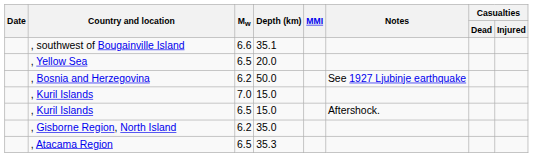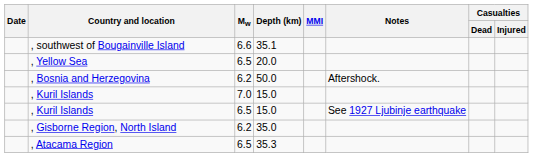(397, 78) See 1927 Ljubinje earthquake -> (354, 78) Aftershock.
(354, 111) Aftershock. -> (397, 111) See 1927 Ljubinje earthquake
